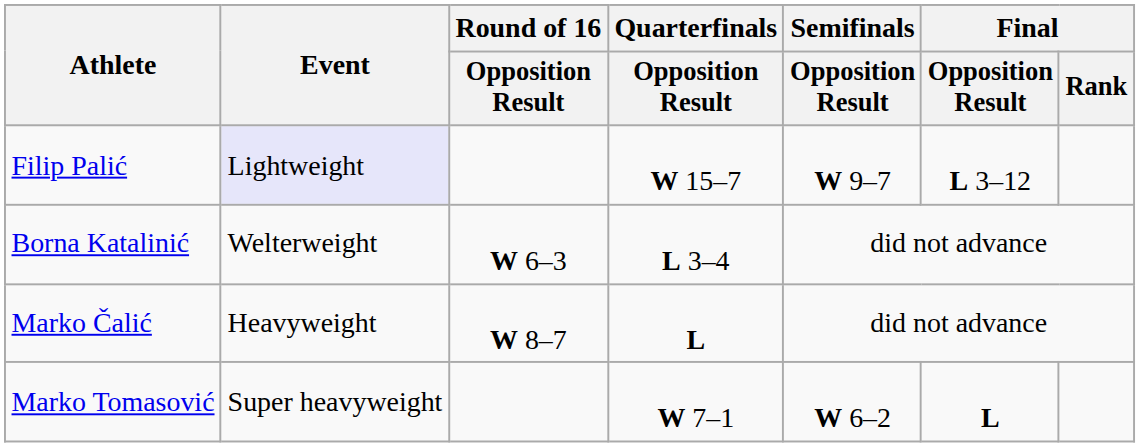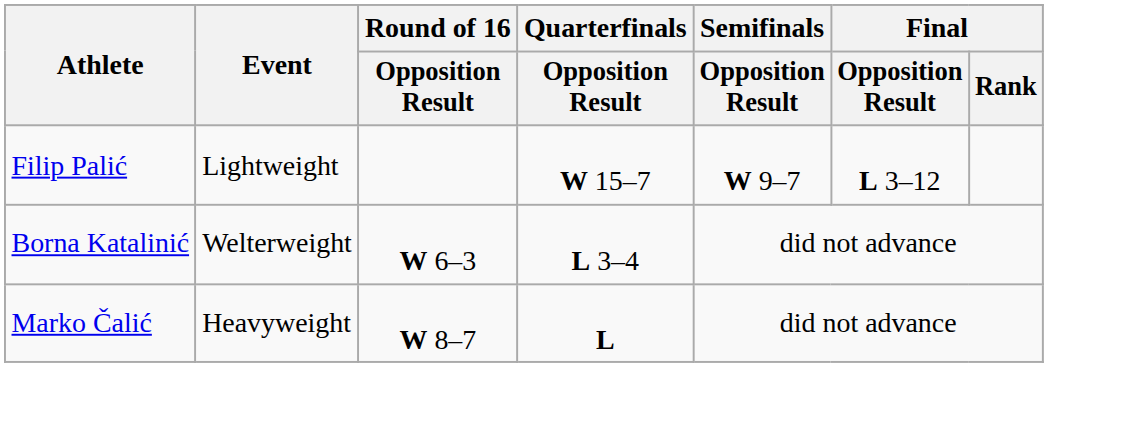(296, 165) lavender background -> (270, 165) no background
- row: (113, 402)
